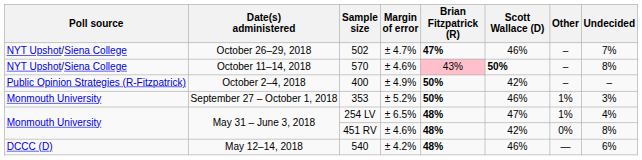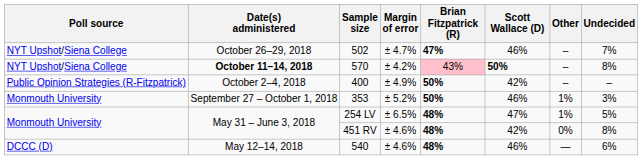(264, 67) normal -> (264, 67) bold
(400, 67) ± 4.6% -> (400, 67) ± 4.2%
(609, 115) 4% -> (609, 115) 5%
(400, 147) ± 4.2% -> (400, 147) ± 4.6%
